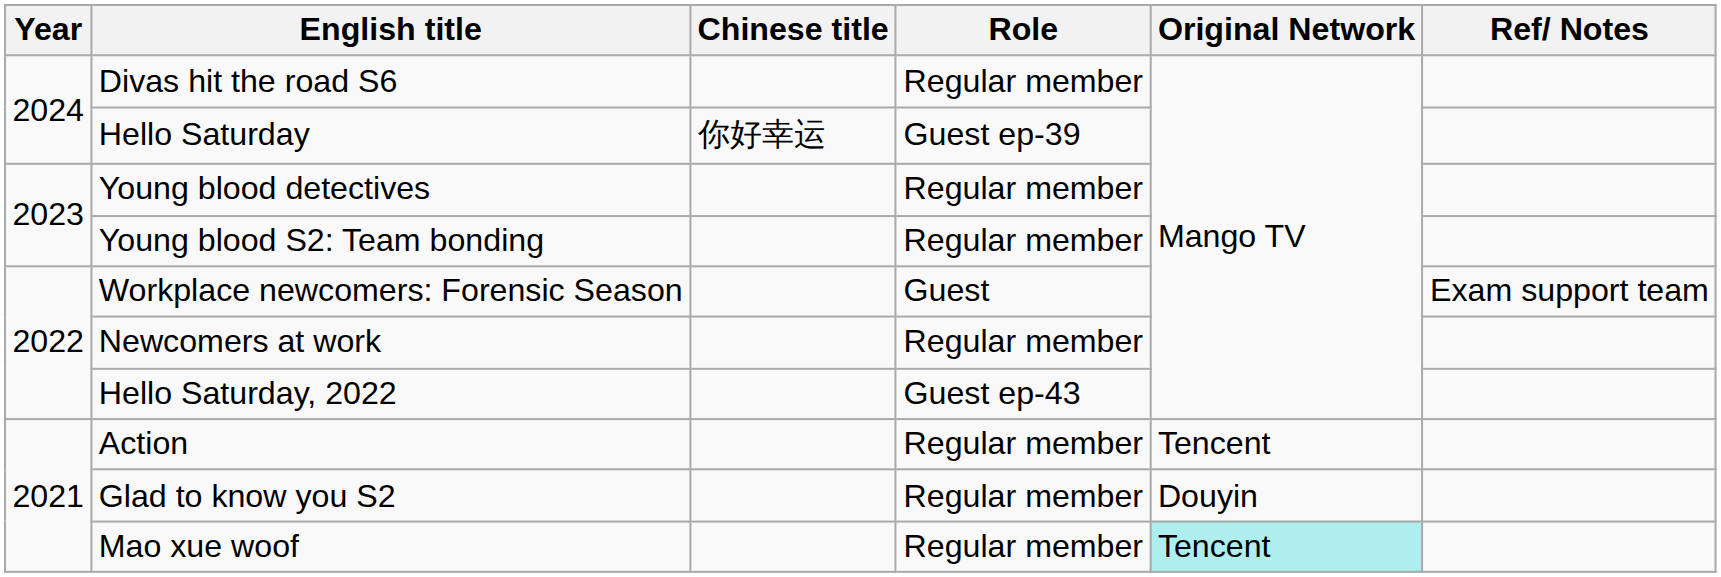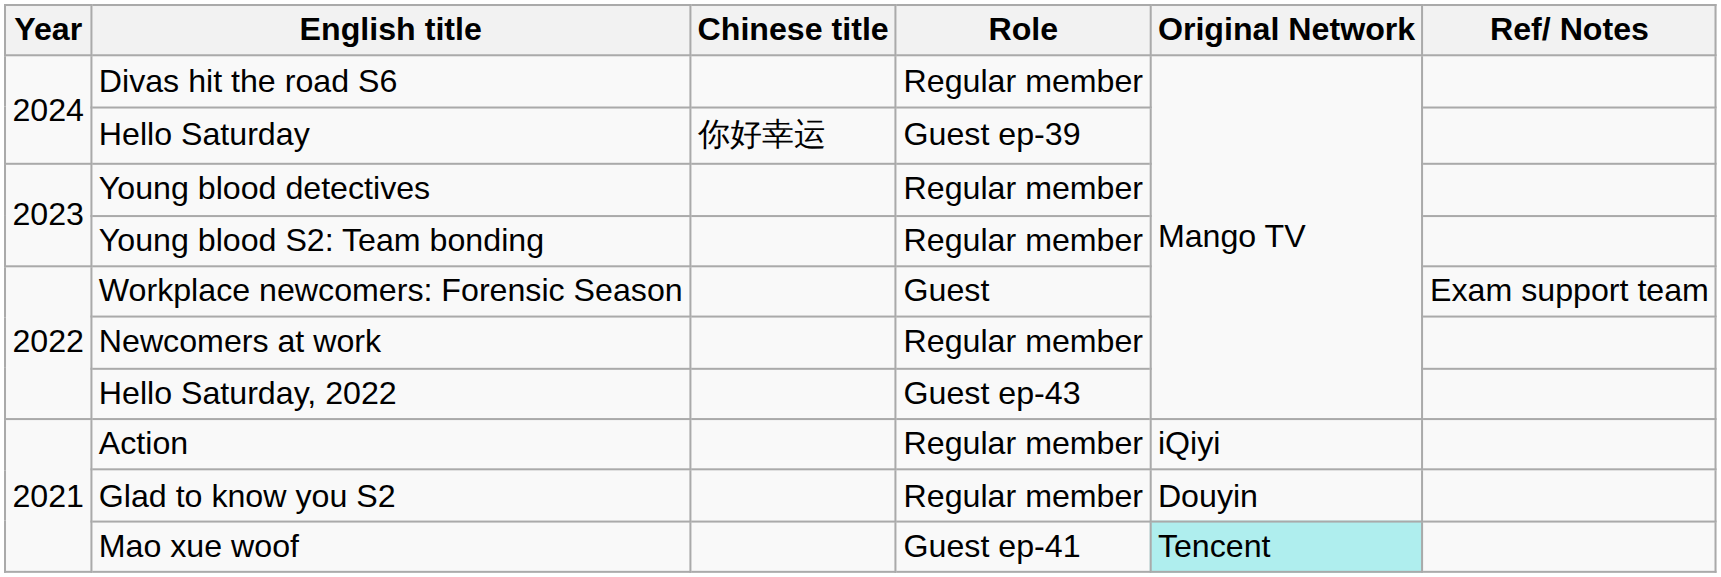(1214, 444) Tencent -> (1189, 444) iQiyi
(1023, 546) Regular member -> (992, 546) Guest ep-41
